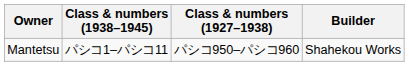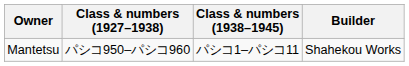columns swapped: (237, 21) <-> (117, 21)
